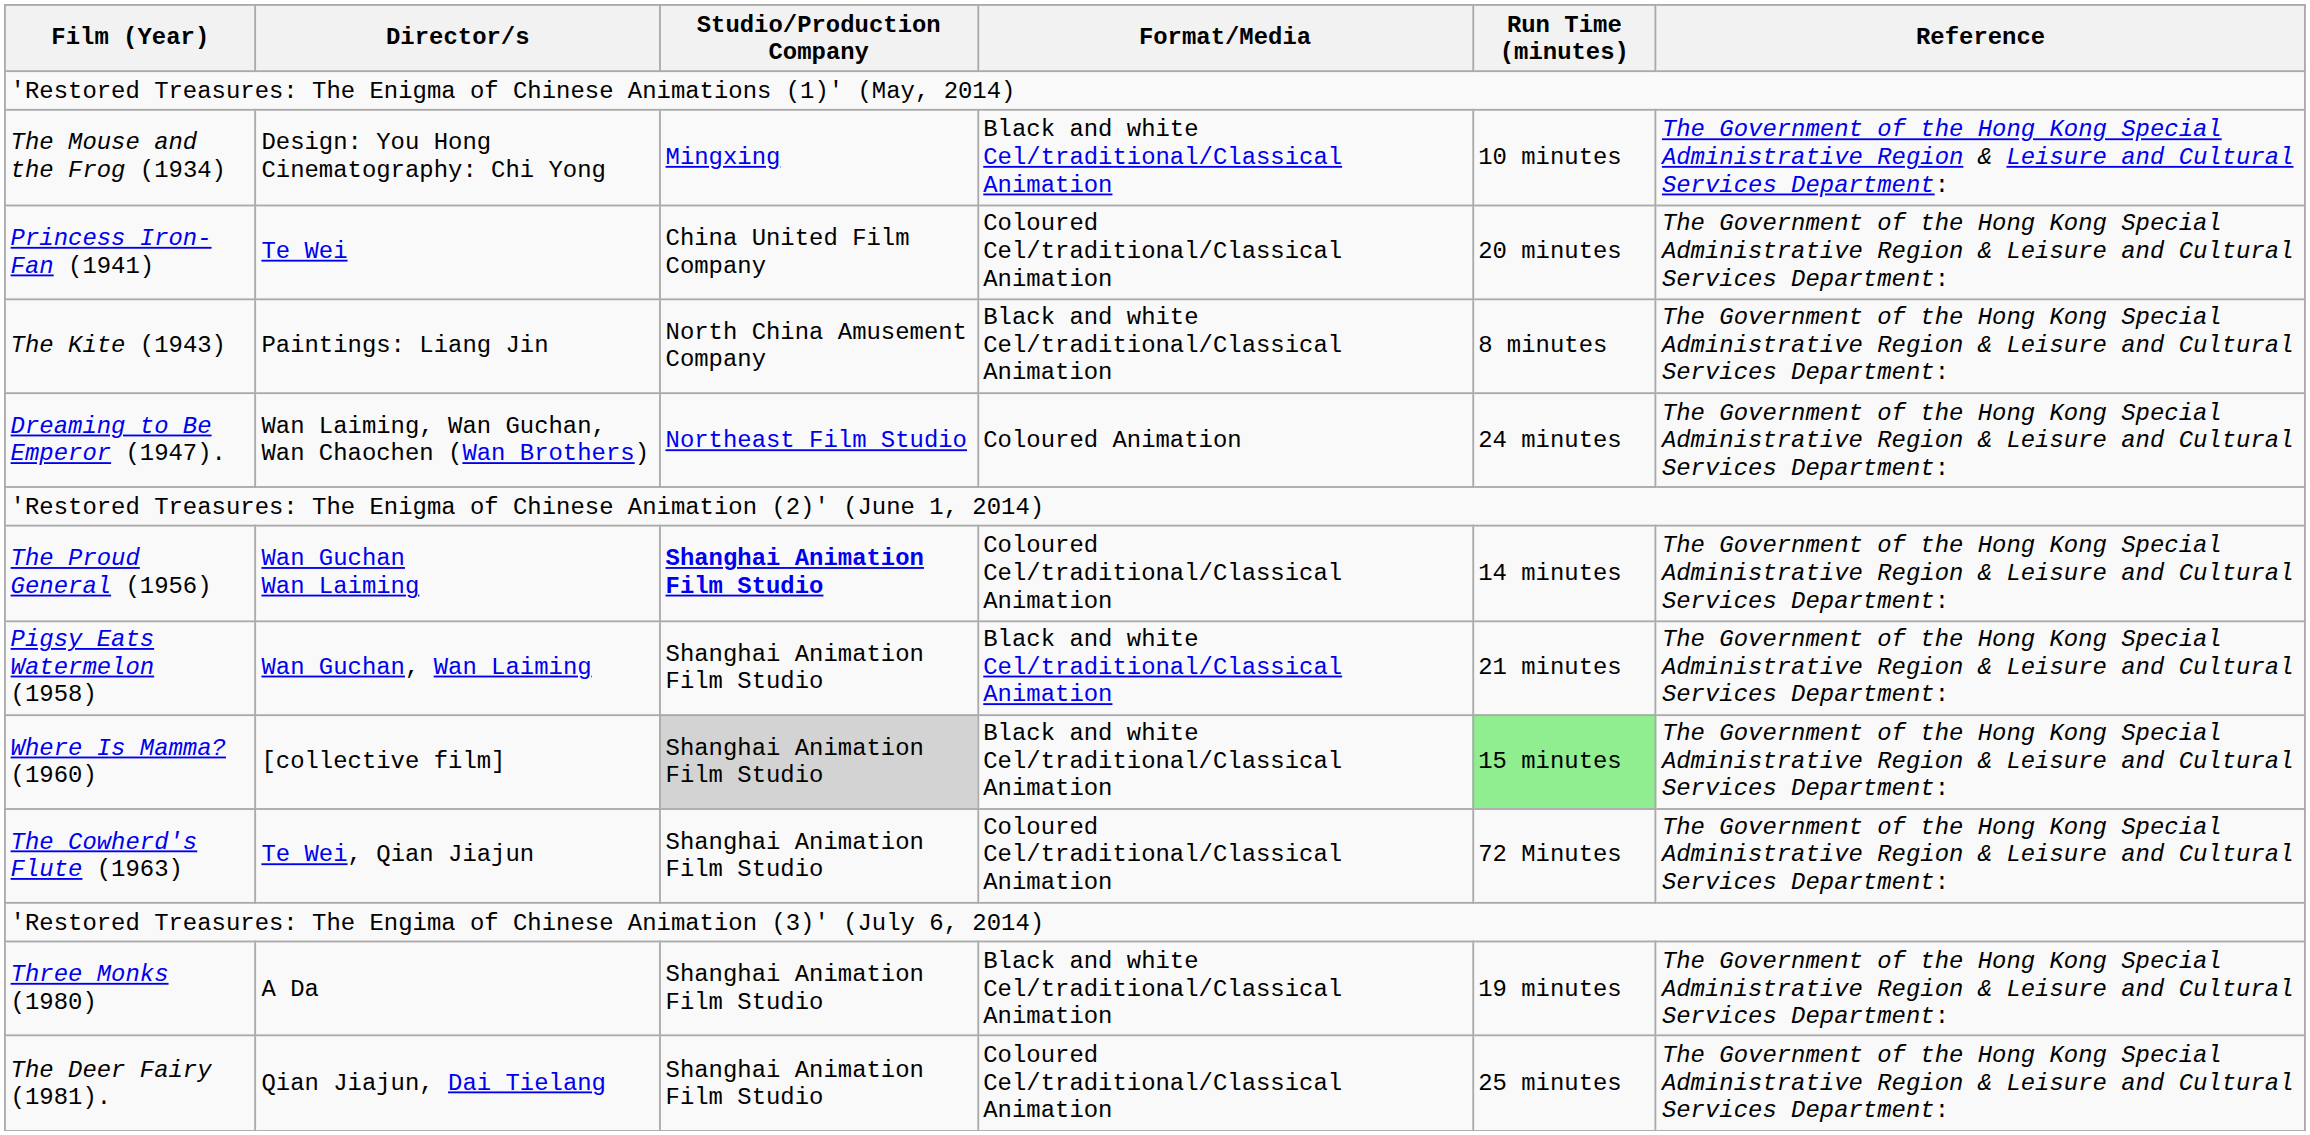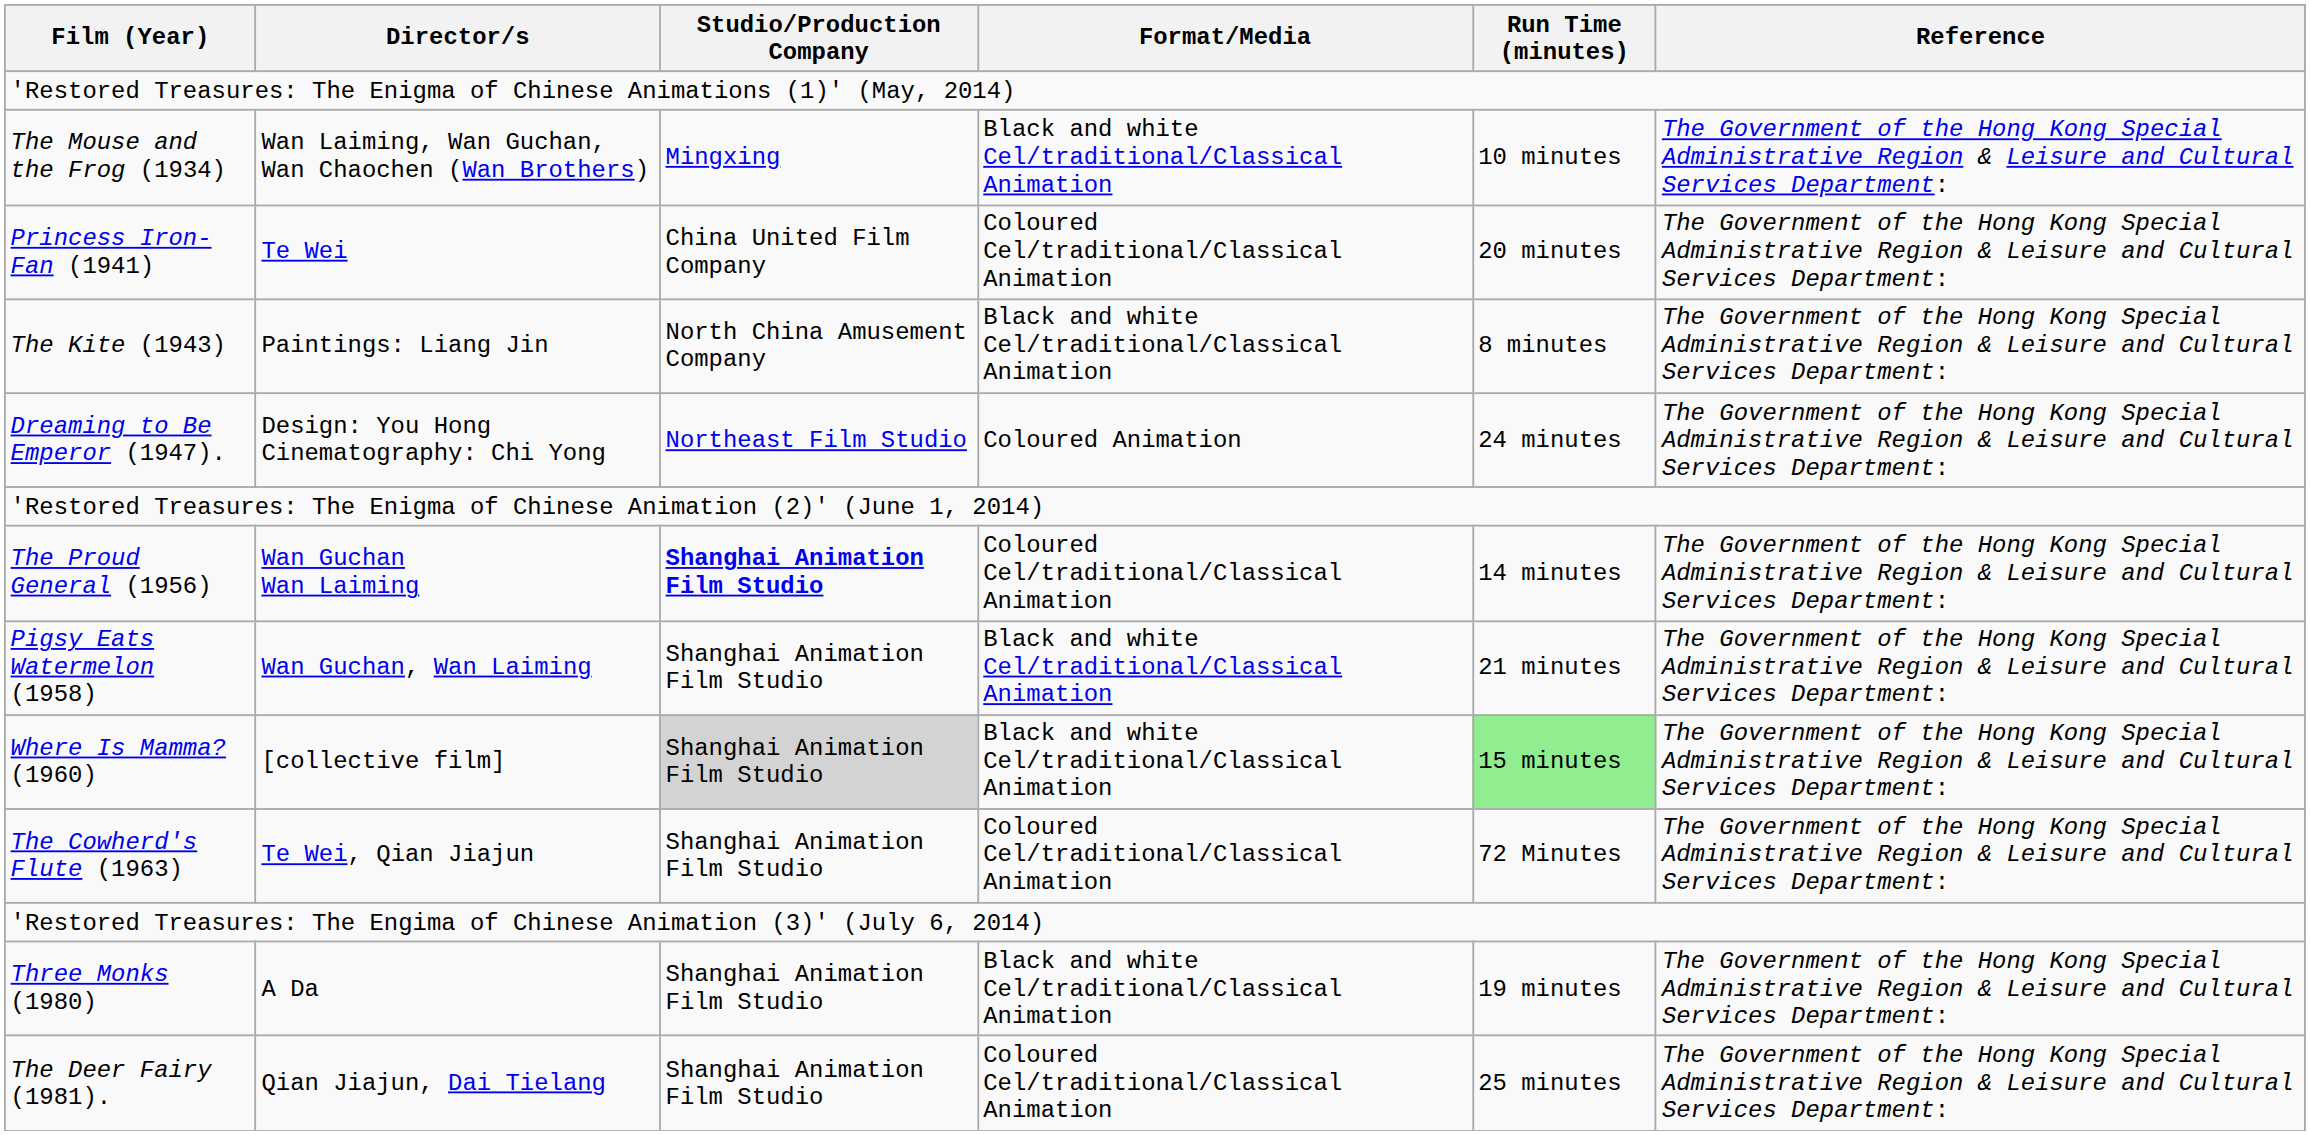(434, 158) Design: You Hong Cinematography: Chi Yong -> (455, 158) Wan Laiming, Wan Guchan, Wan Chaochen (Wan Brothers)
(455, 440) Wan Laiming, Wan Guchan, Wan Chaochen (Wan Brothers) -> (434, 440) Design: You Hong Cinematography: Chi Yong
